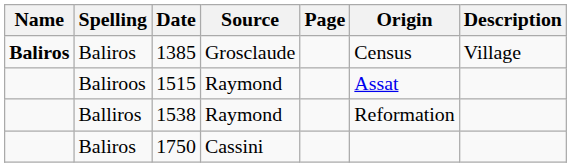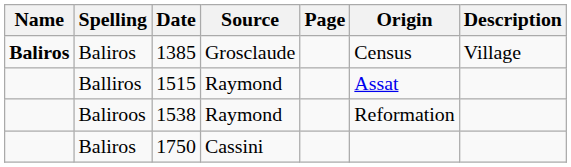(112, 83) Baliroos -> (110, 83) Balliros
(110, 114) Balliros -> (112, 114) Baliroos
